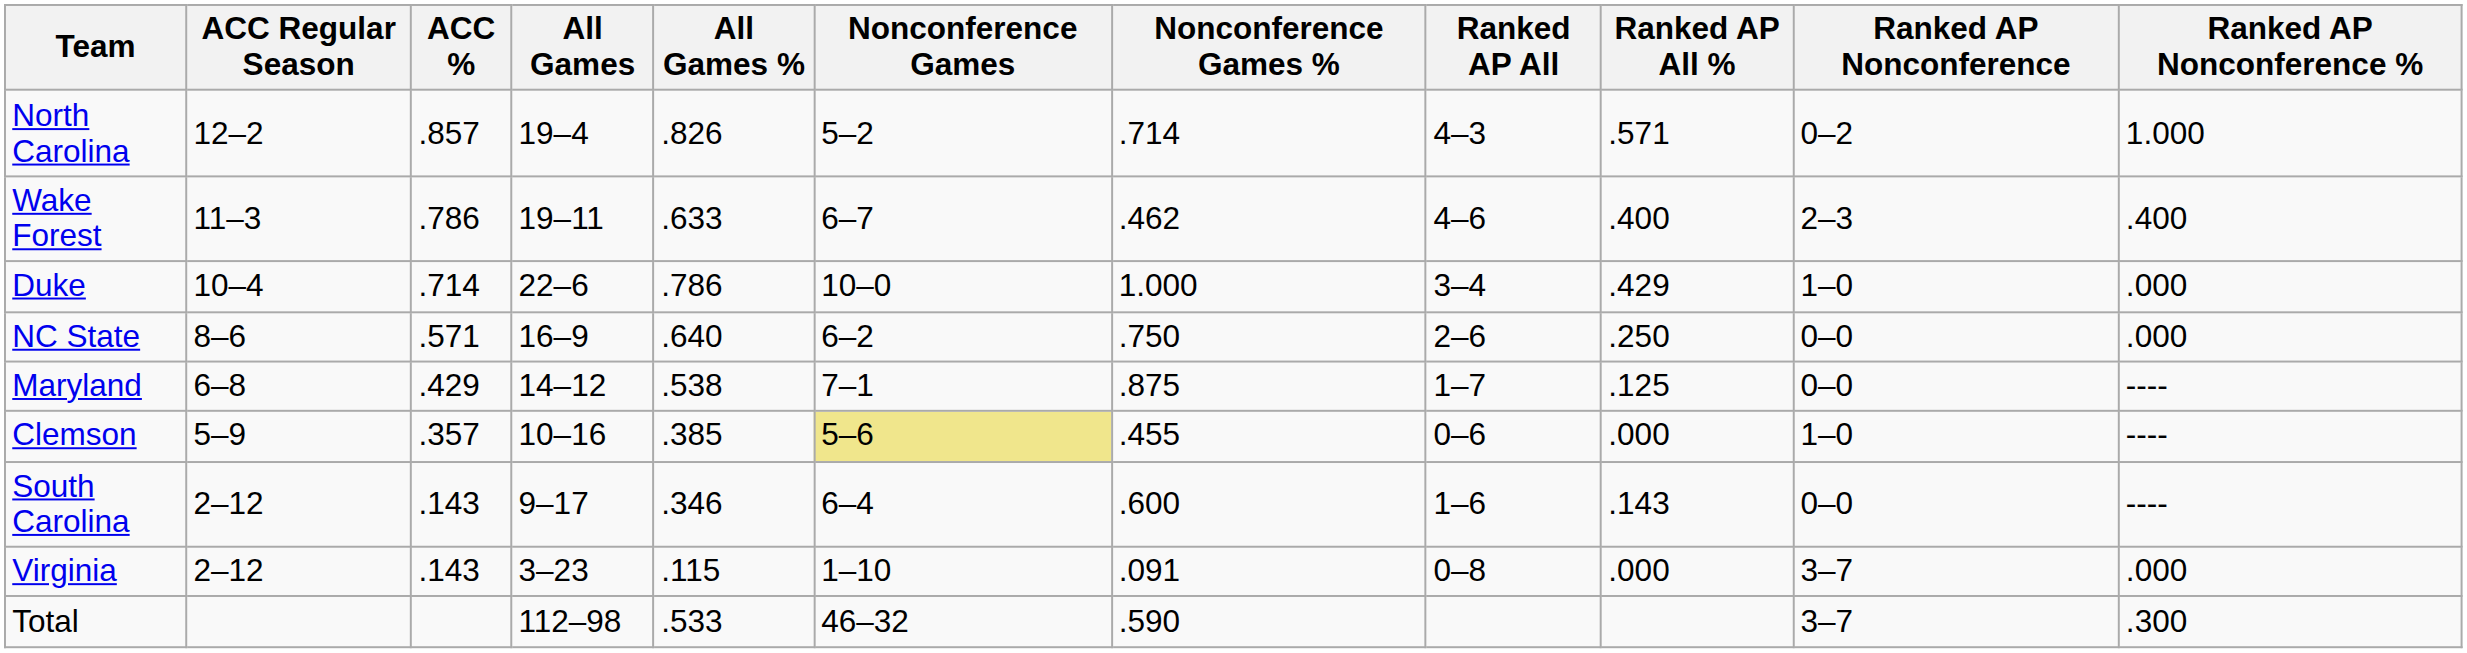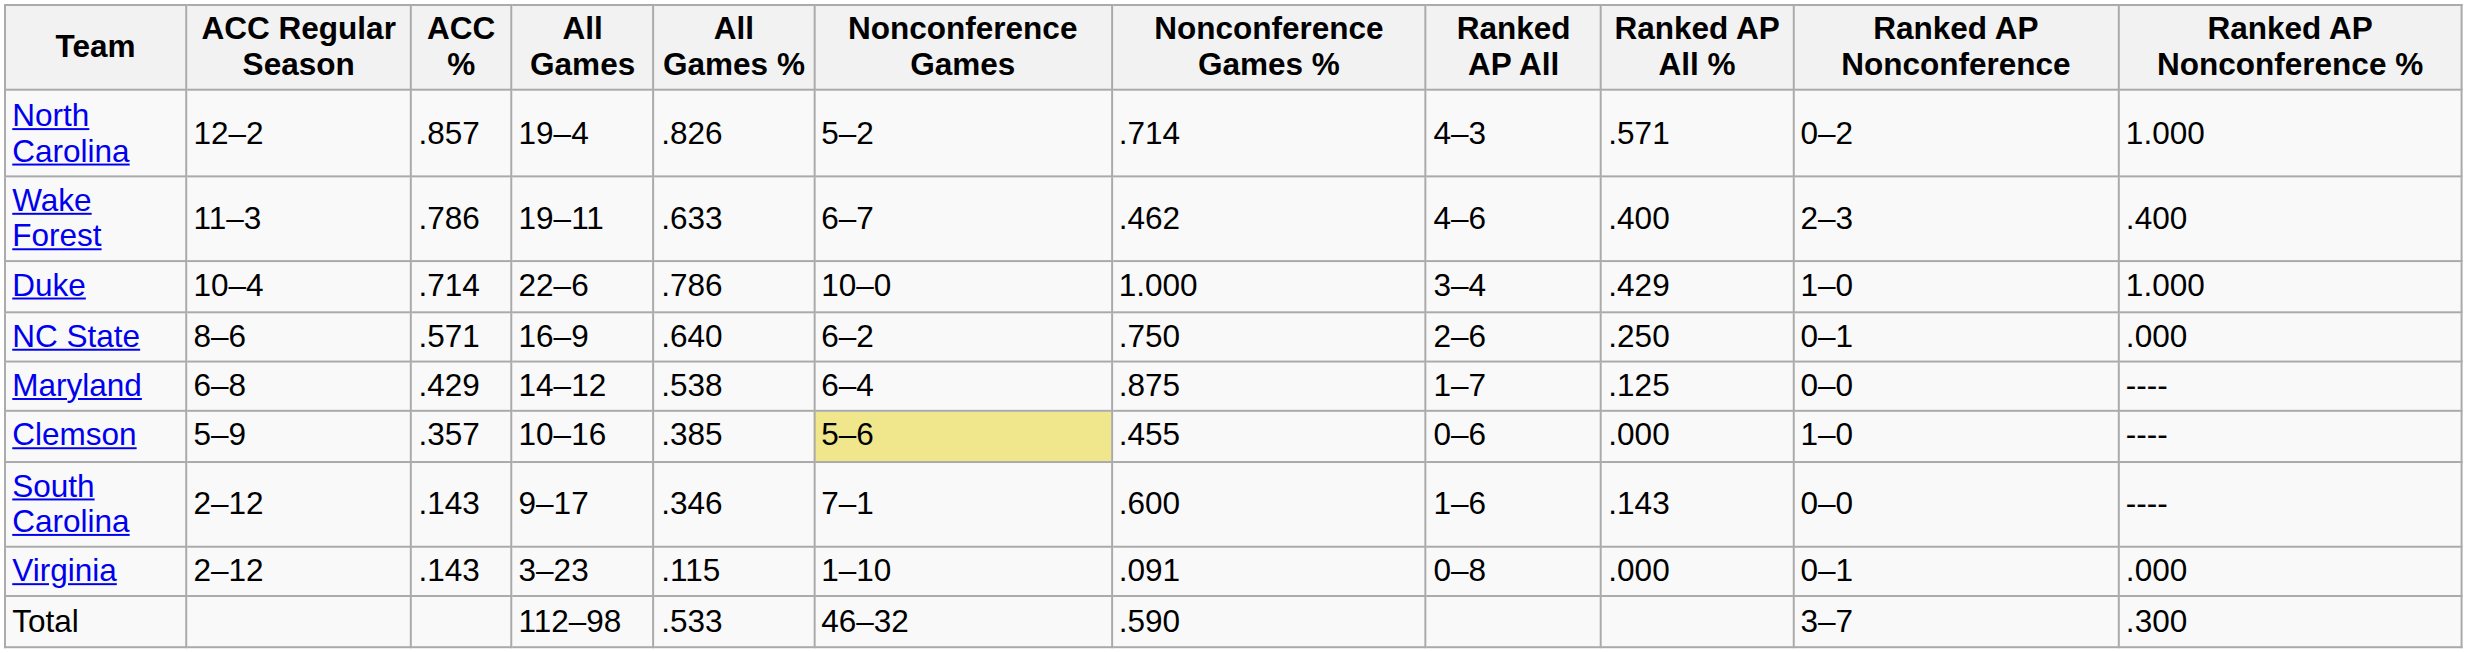(2157, 285) .000 -> (2165, 285) 1.000
(1827, 335) 0–0 -> (1827, 335) 0–1
(848, 385) 7–1 -> (848, 385) 6–4
(848, 503) 6–4 -> (848, 503) 7–1
(1827, 571) 3–7 -> (1827, 571) 0–1
